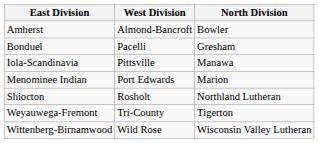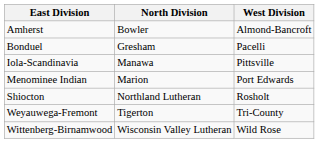columns swapped: (254, 12) <-> (155, 12)
